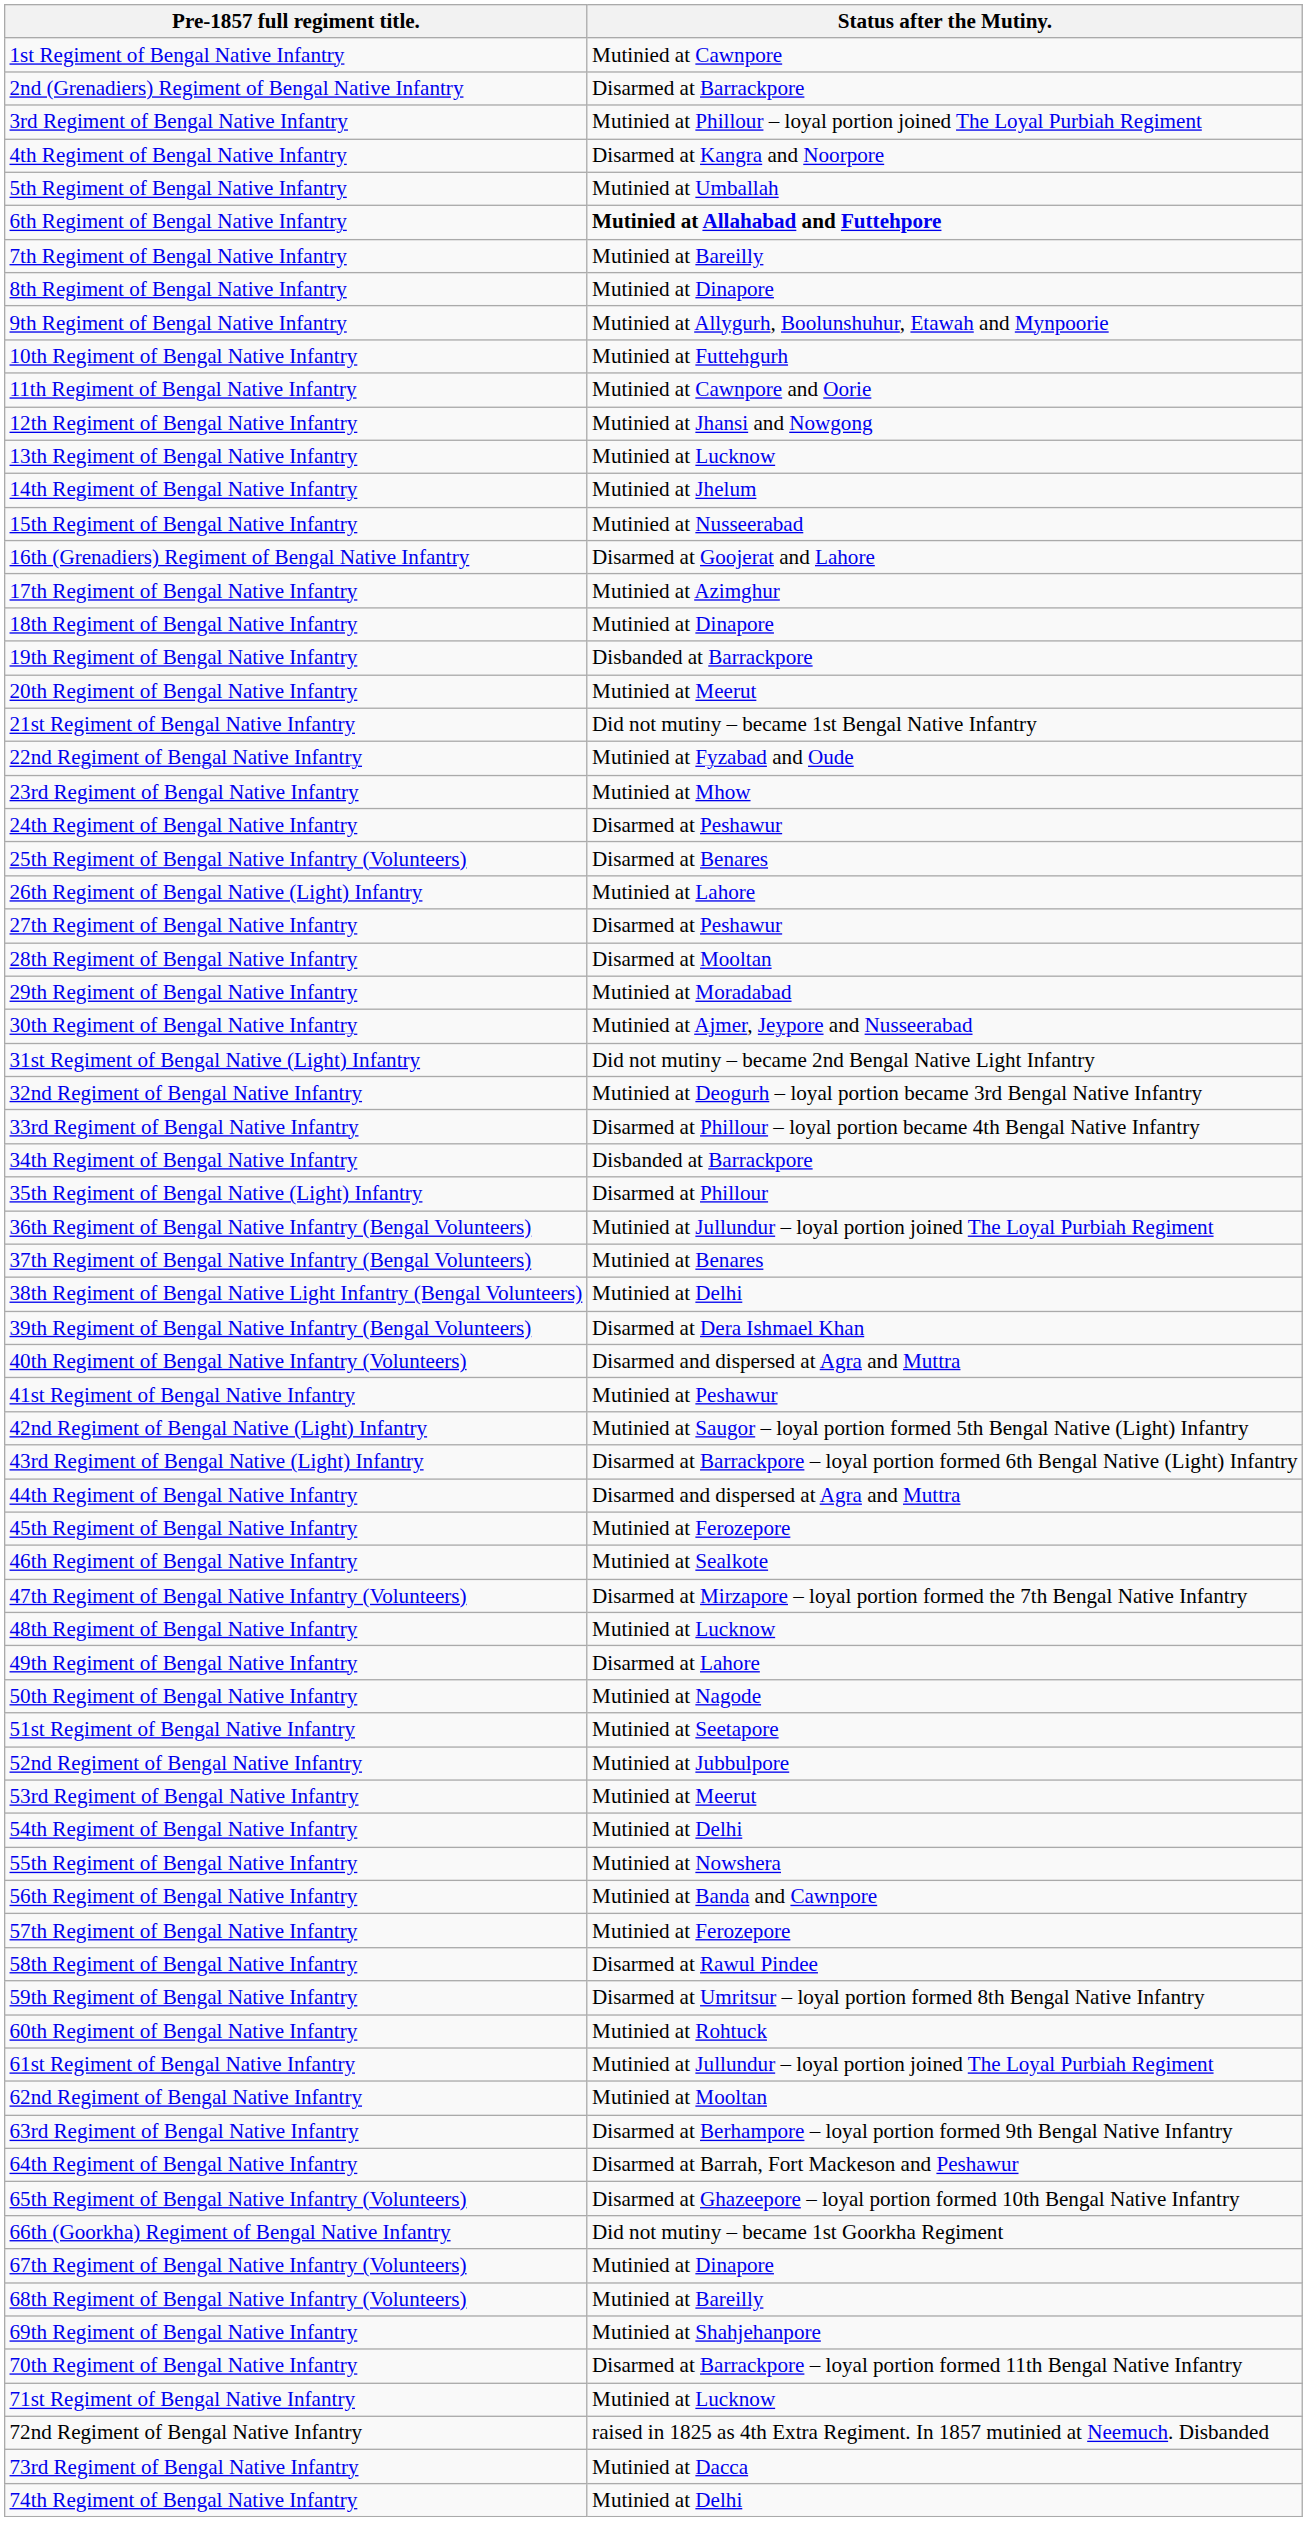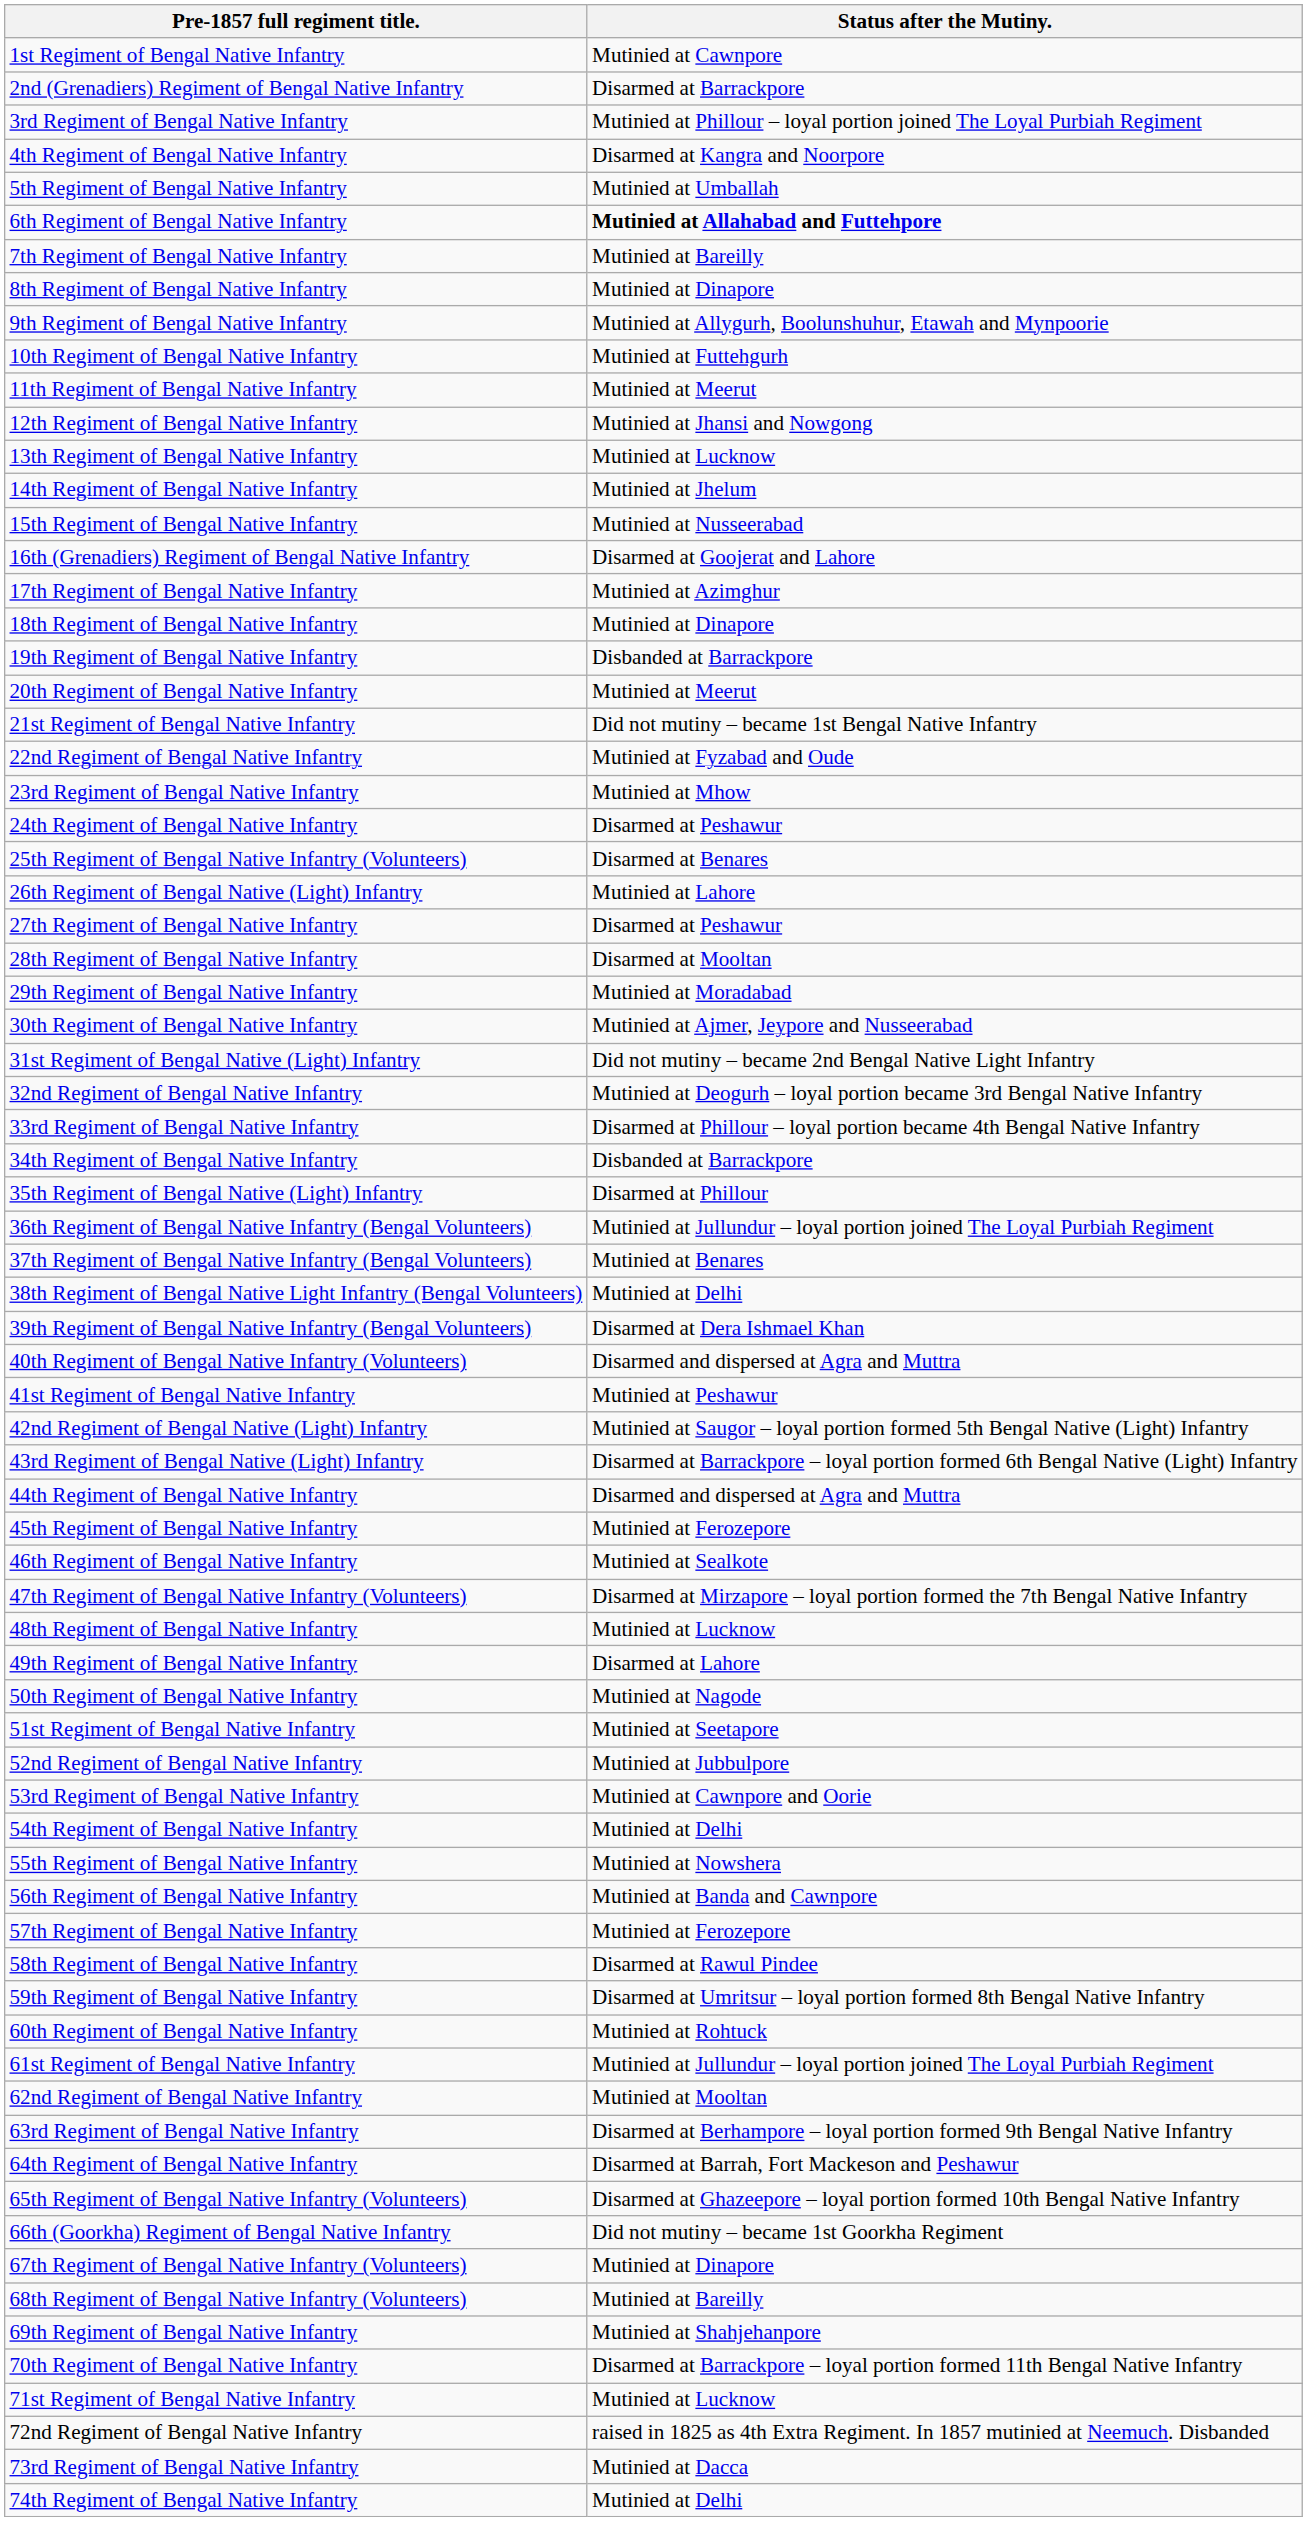(732, 389) Mutinied at Cawnpore and Oorie -> (674, 389) Mutinied at Meerut
(674, 1796) Mutinied at Meerut -> (732, 1796) Mutinied at Cawnpore and Oorie
